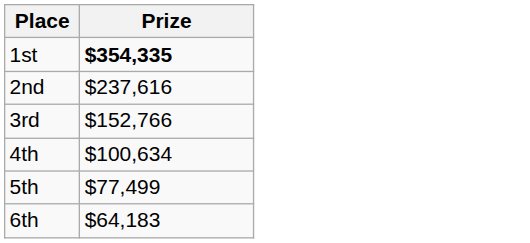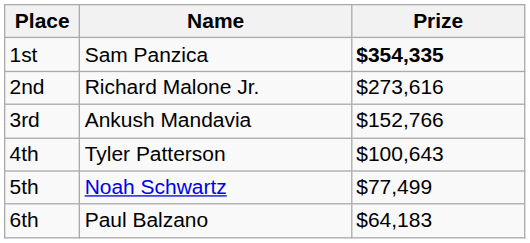+ column: (216, 21)
(128, 87) $237,616 -> (400, 87) $273,616
(128, 154) $100,634 -> (400, 154) $100,643
